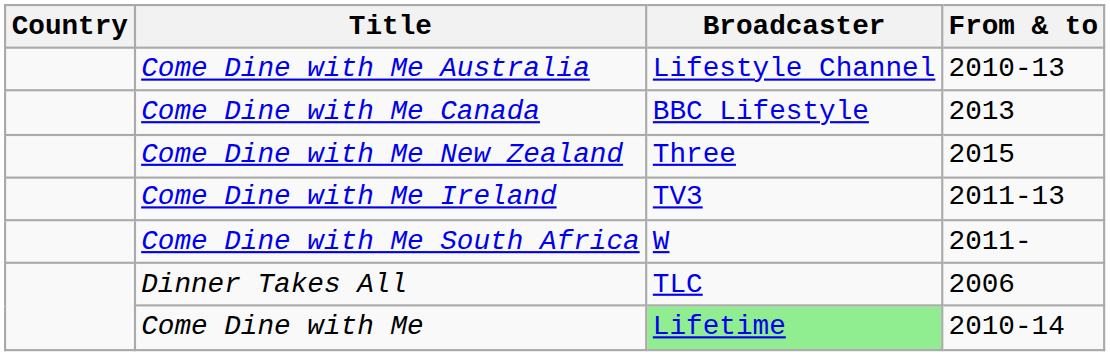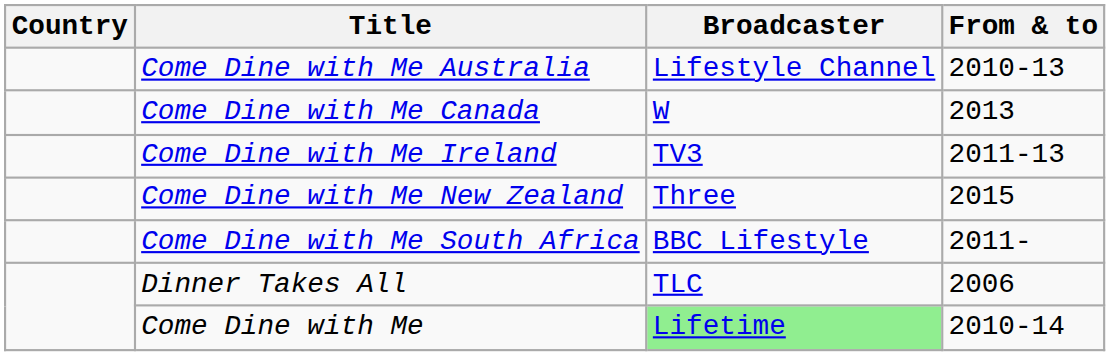(761, 111) BBC Lifestyle -> (661, 111) W
rows swapped: (349, 197) <-> (382, 154)
(661, 240) W -> (761, 240) BBC Lifestyle
